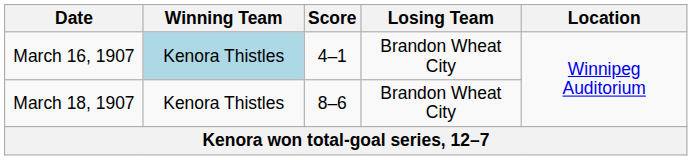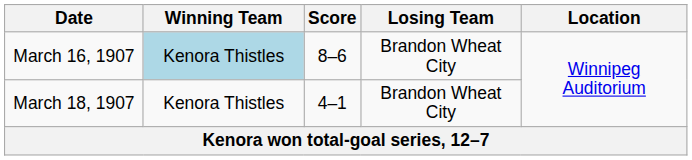(332, 55) 4–1 -> (332, 55) 8–6
(332, 103) 8–6 -> (332, 103) 4–1
